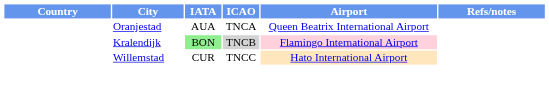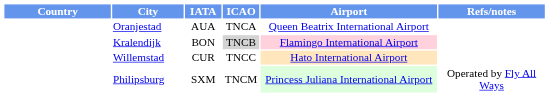(203, 42) lightgreen background -> (203, 42) no background
+ row: (139, 79)
